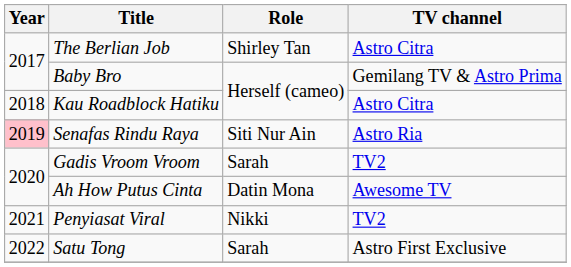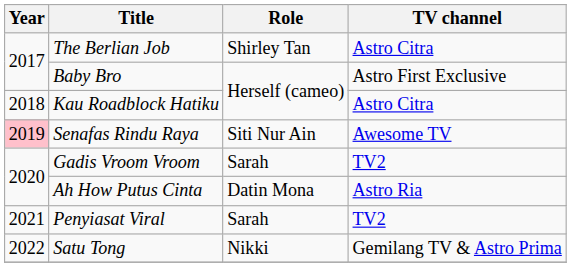(457, 76) Gemilang TV & Astro Prima -> (429, 76) Astro First Exclusive
(387, 133) Astro Ria -> (402, 133) Awesome TV
(402, 190) Awesome TV -> (387, 190) Astro Ria
(248, 219) Nikki -> (248, 219) Sarah
(248, 248) Sarah -> (248, 248) Nikki
(429, 248) Astro First Exclusive -> (457, 248) Gemilang TV & Astro Prima
